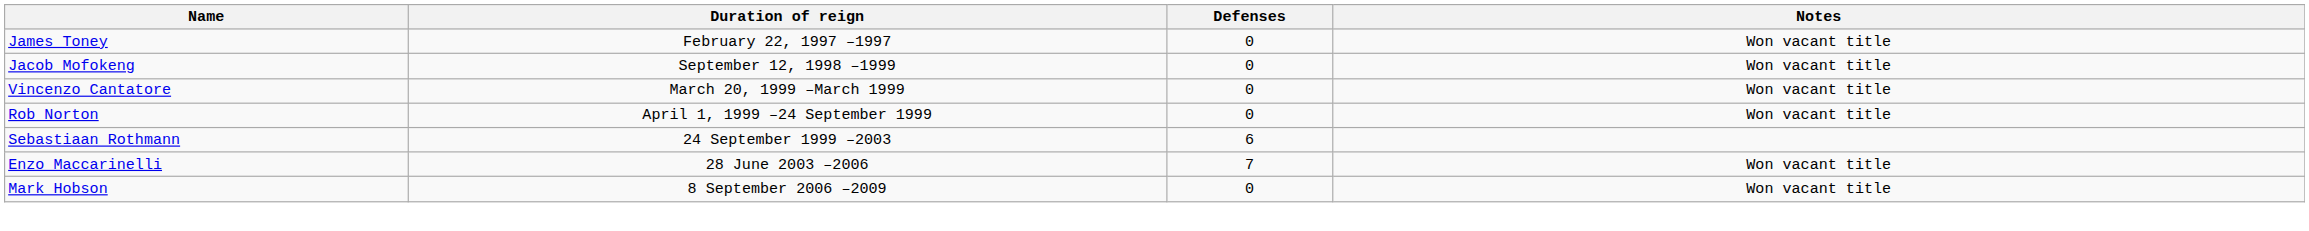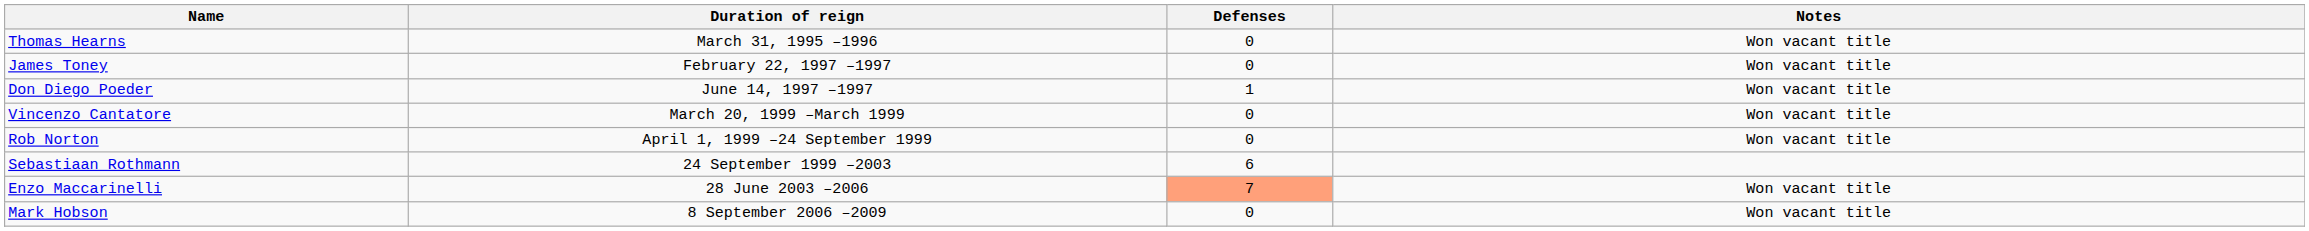+ row: (67, 41)
+ row: (81, 91)
- row: (72, 66)
(1250, 164) no background -> (1250, 189) lightsalmon background
